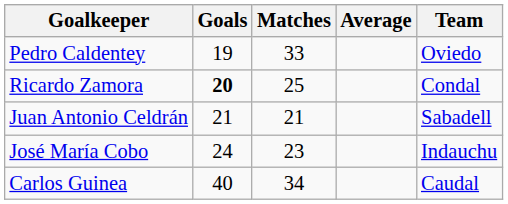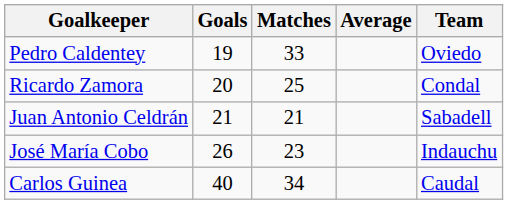(222, 85) bold -> (222, 85) normal
(222, 150) 24 -> (222, 150) 26
